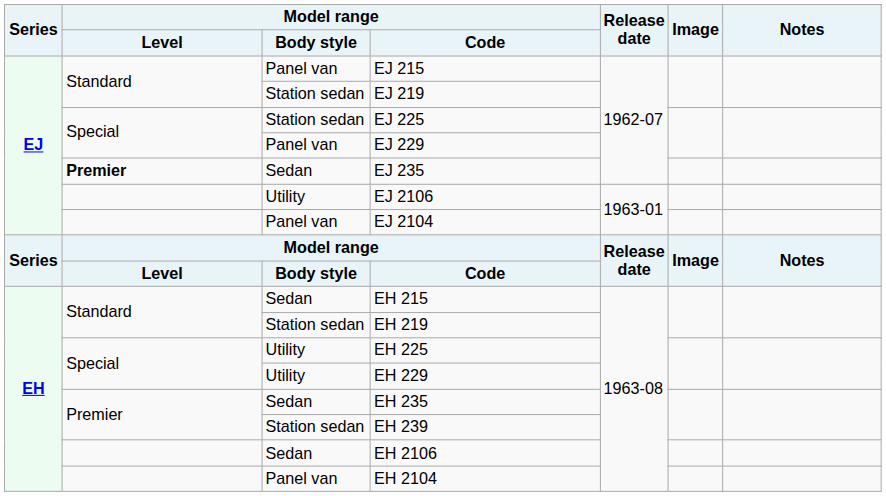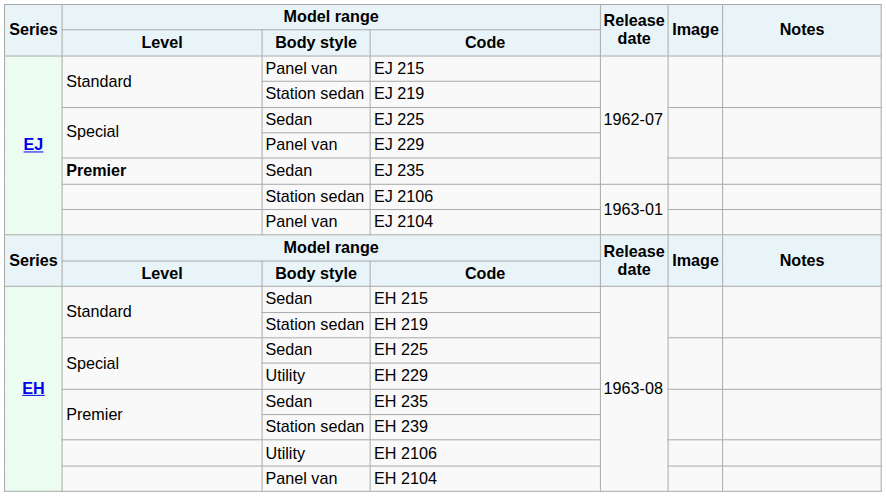(315, 119) Station sedan -> (289, 119) Sedan
(285, 196) Utility -> (315, 196) Station sedan
(285, 350) Utility -> (289, 350) Sedan
(289, 453) Sedan -> (285, 453) Utility
